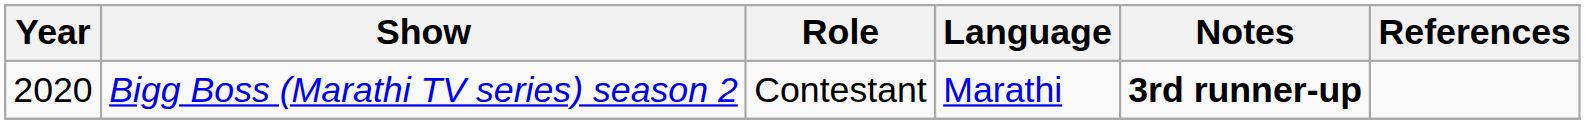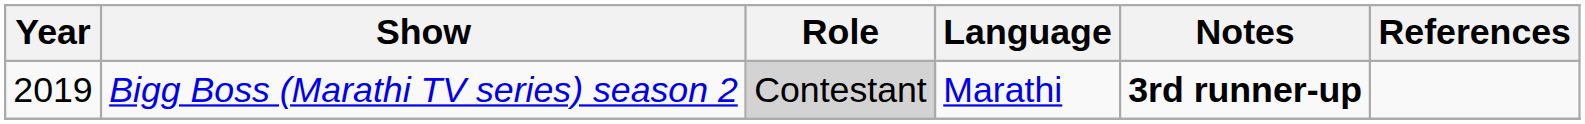(53, 89) 2020 -> (53, 89) 2019
(841, 89) no background -> (841, 89) lightgrey background
